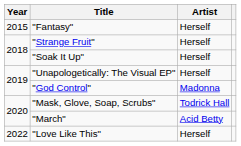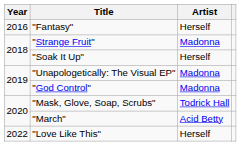(17, 27) 2015 -> (17, 27) 2016
(195, 42) Herself -> (200, 42) Madonna
(195, 73) Herself -> (200, 73) Madonna
